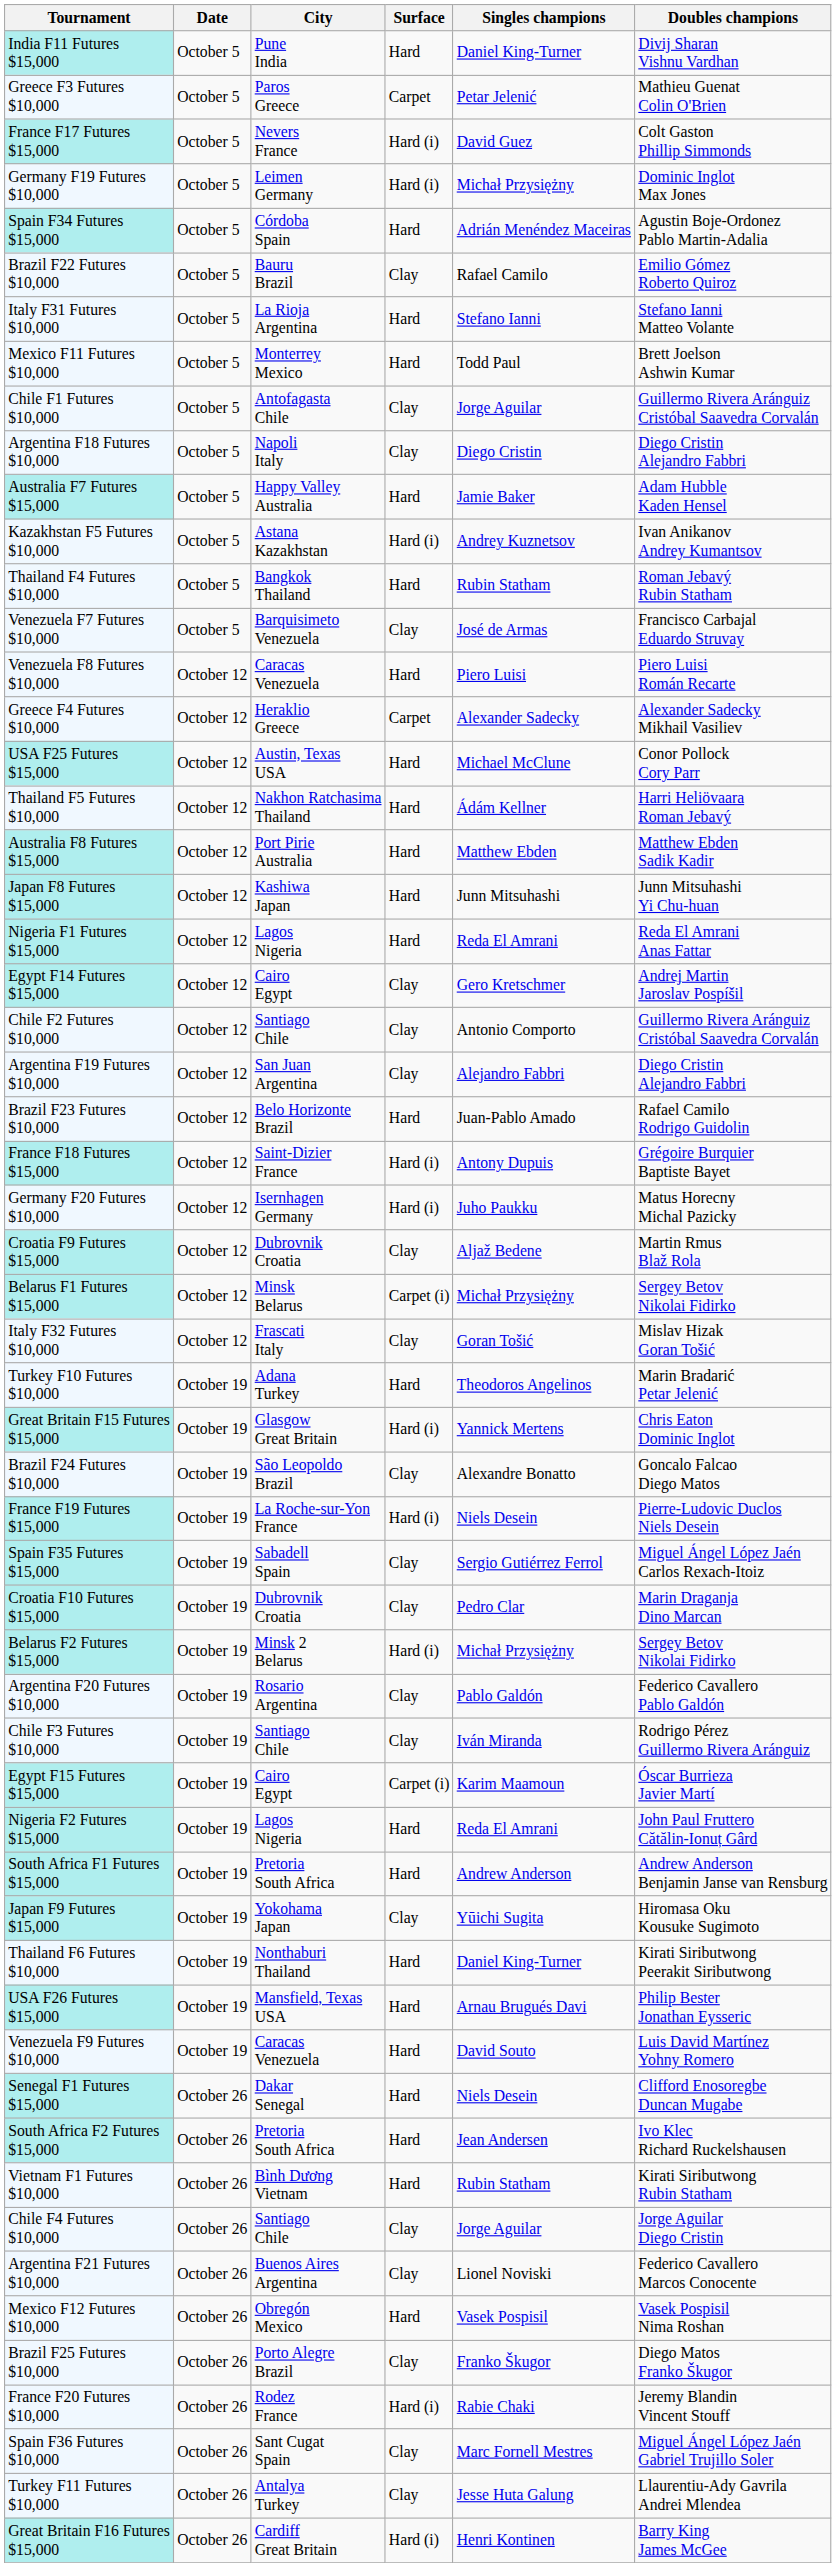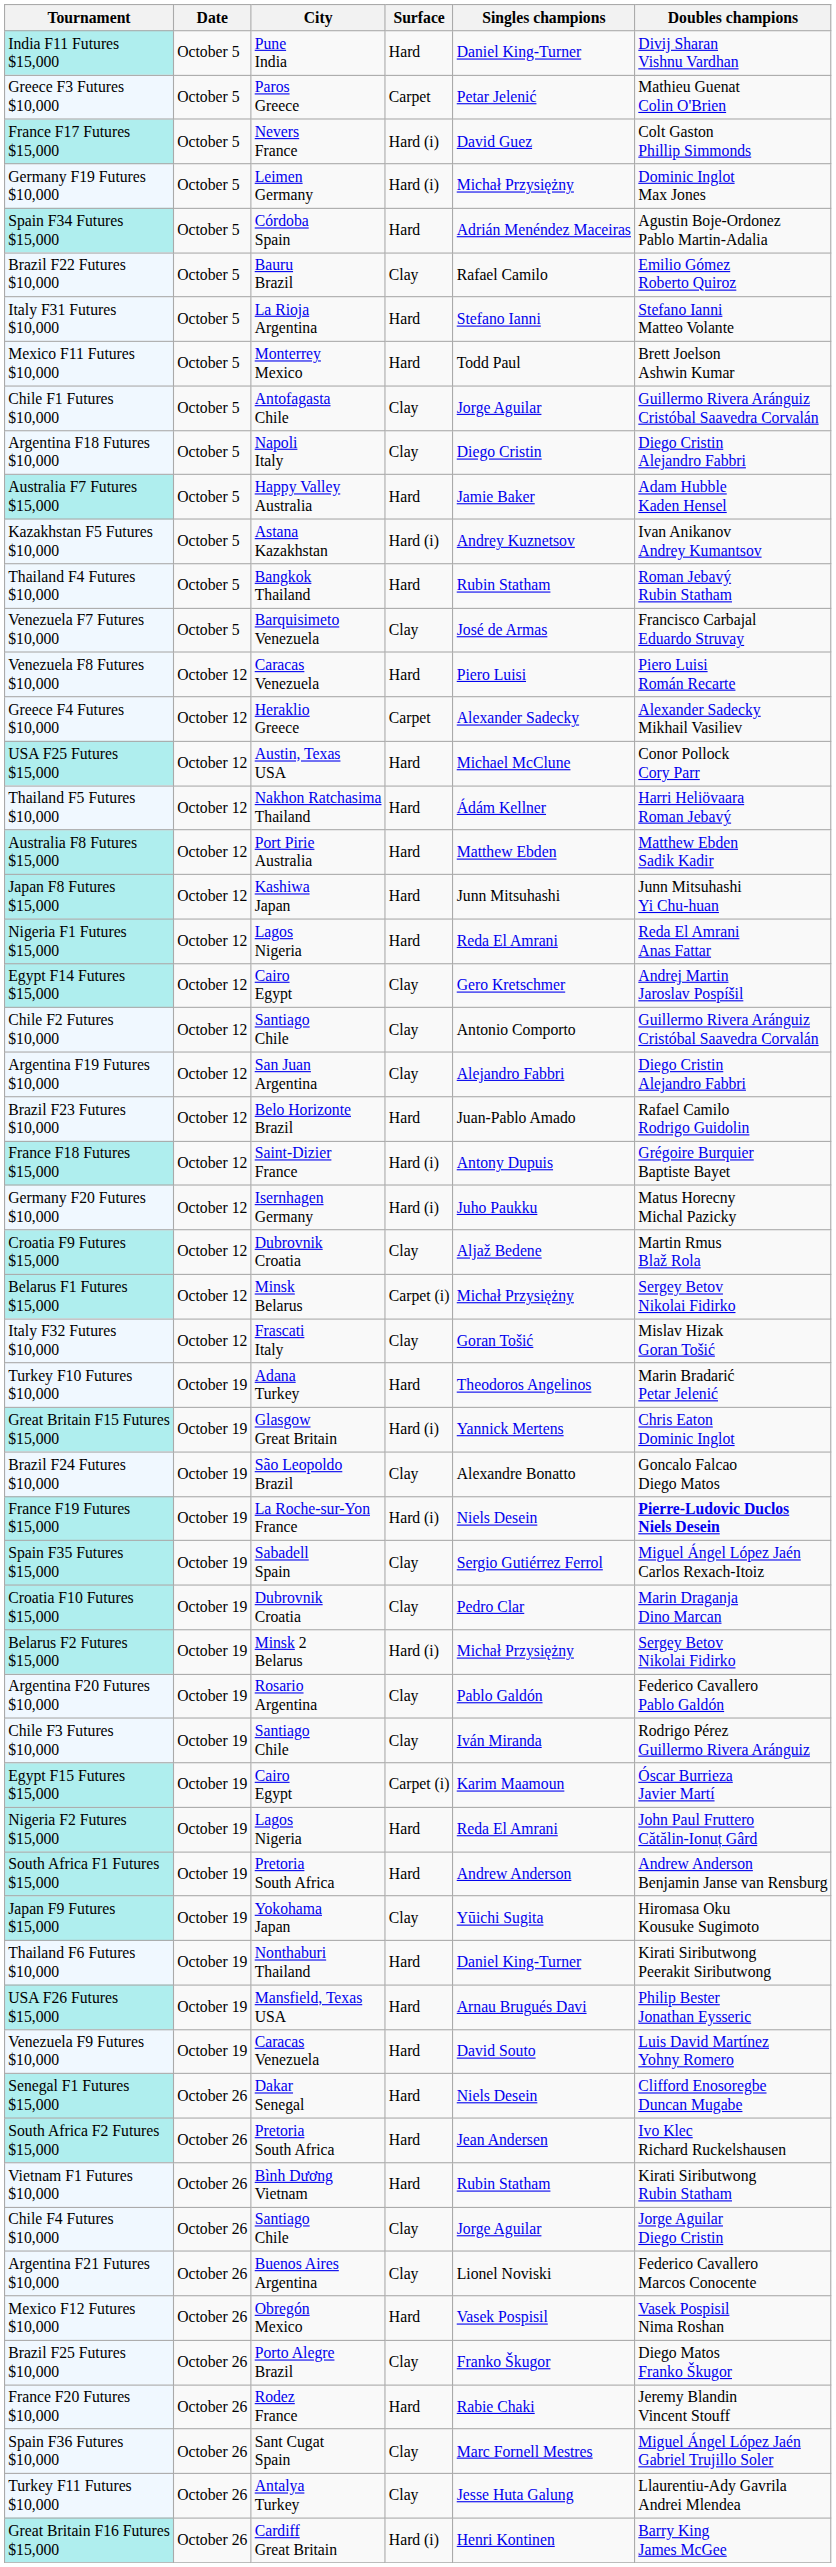(710, 1518) normal -> (714, 1518) bold
(414, 2407) Hard (i) -> (405, 2407) Hard
